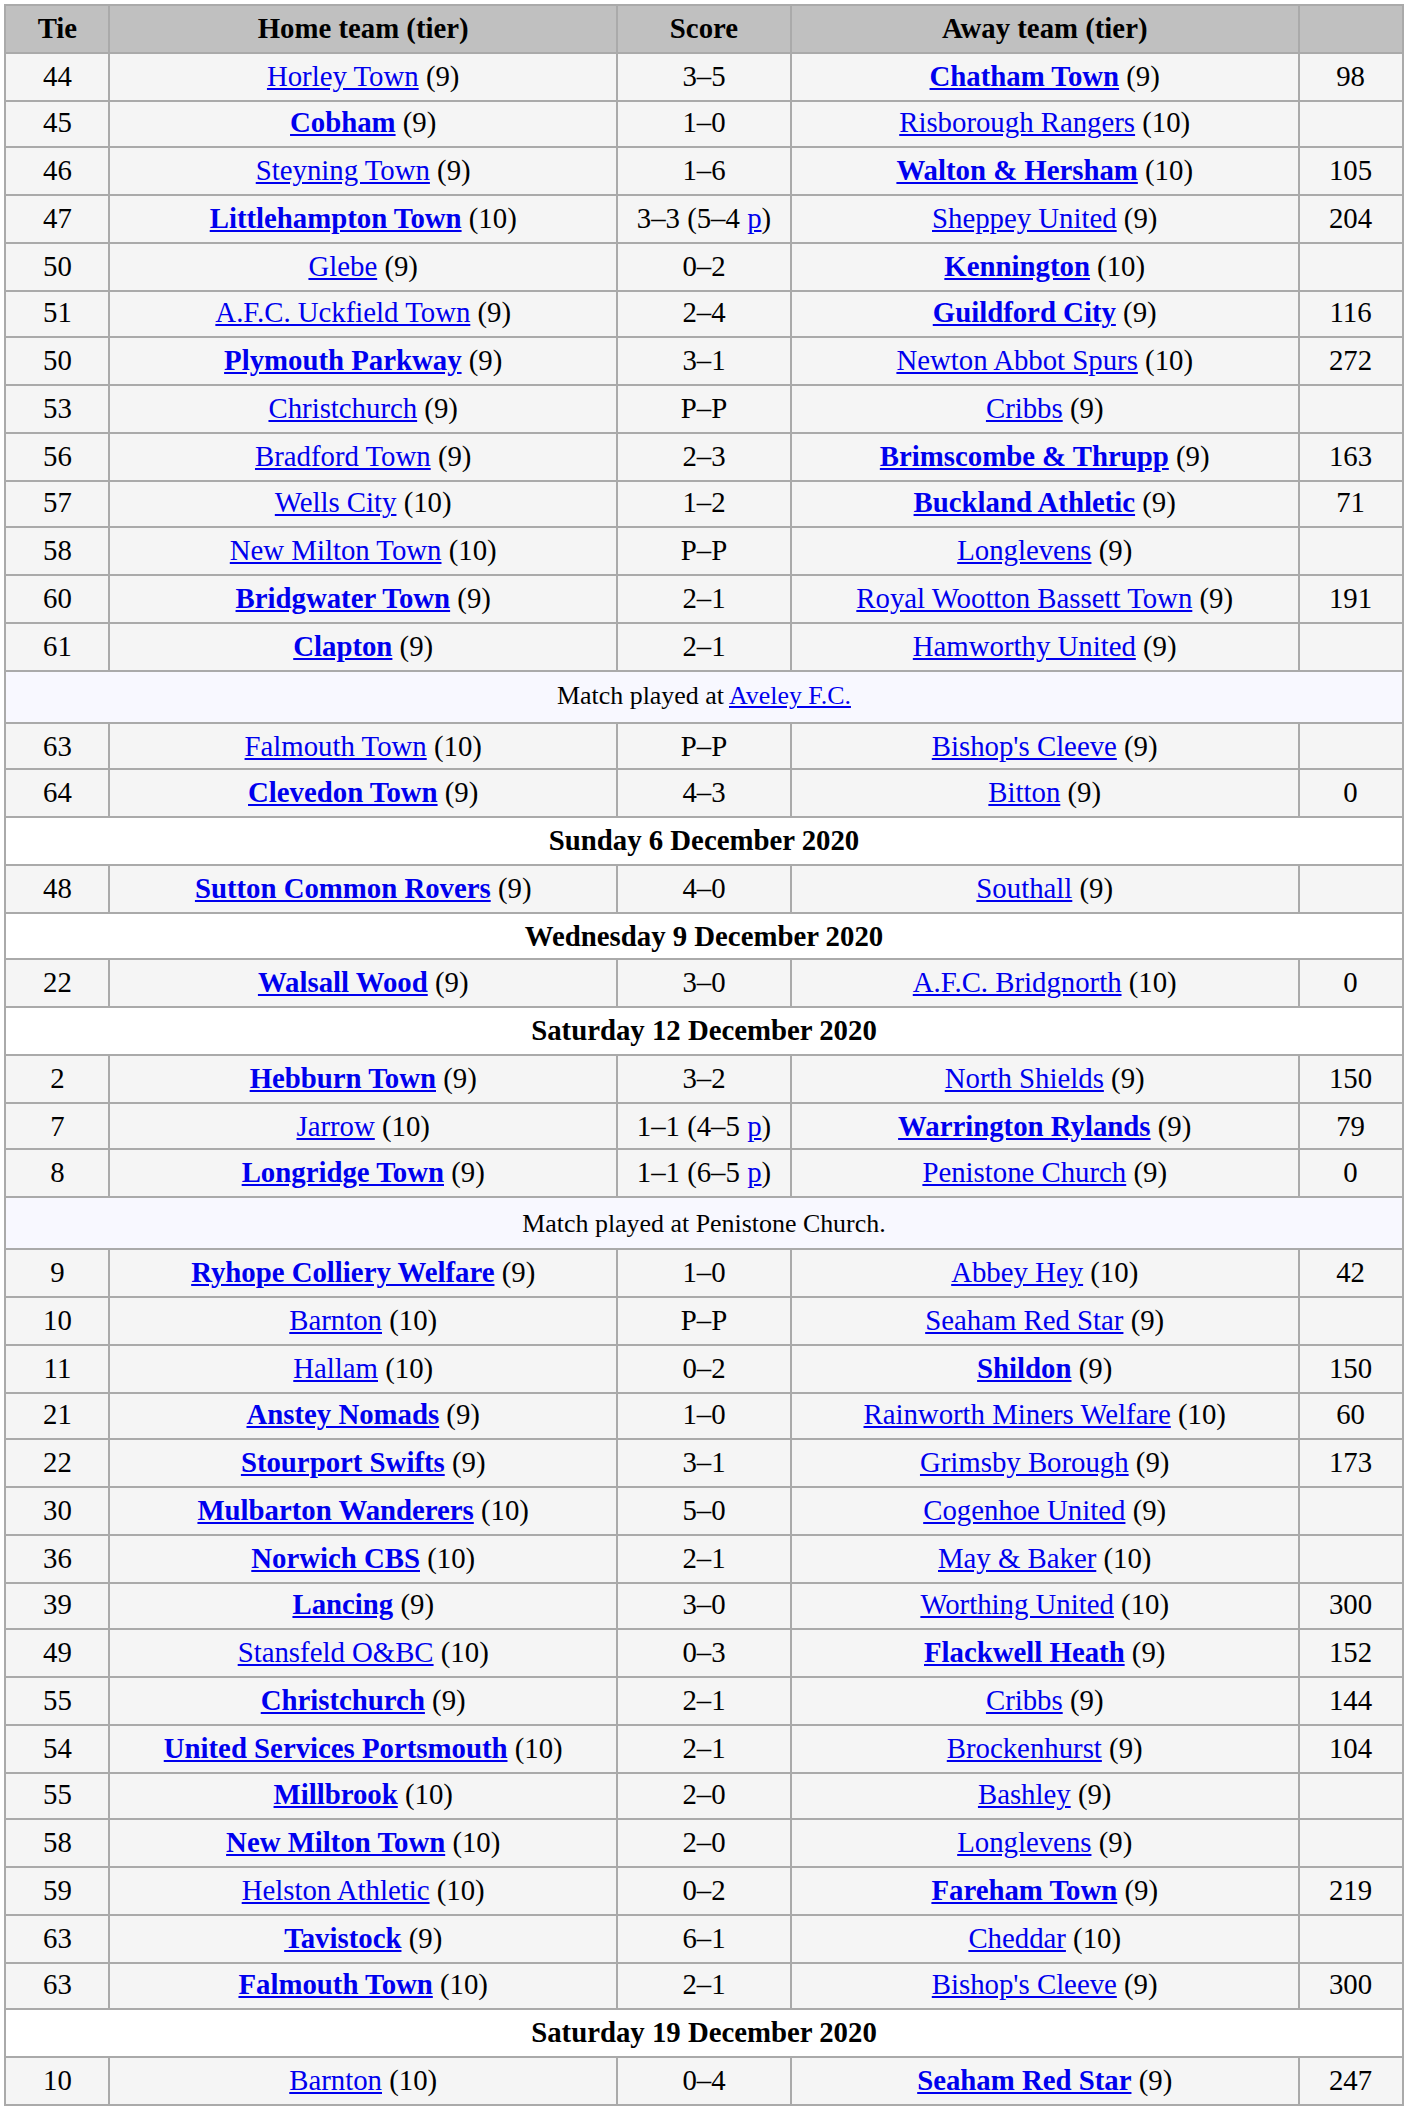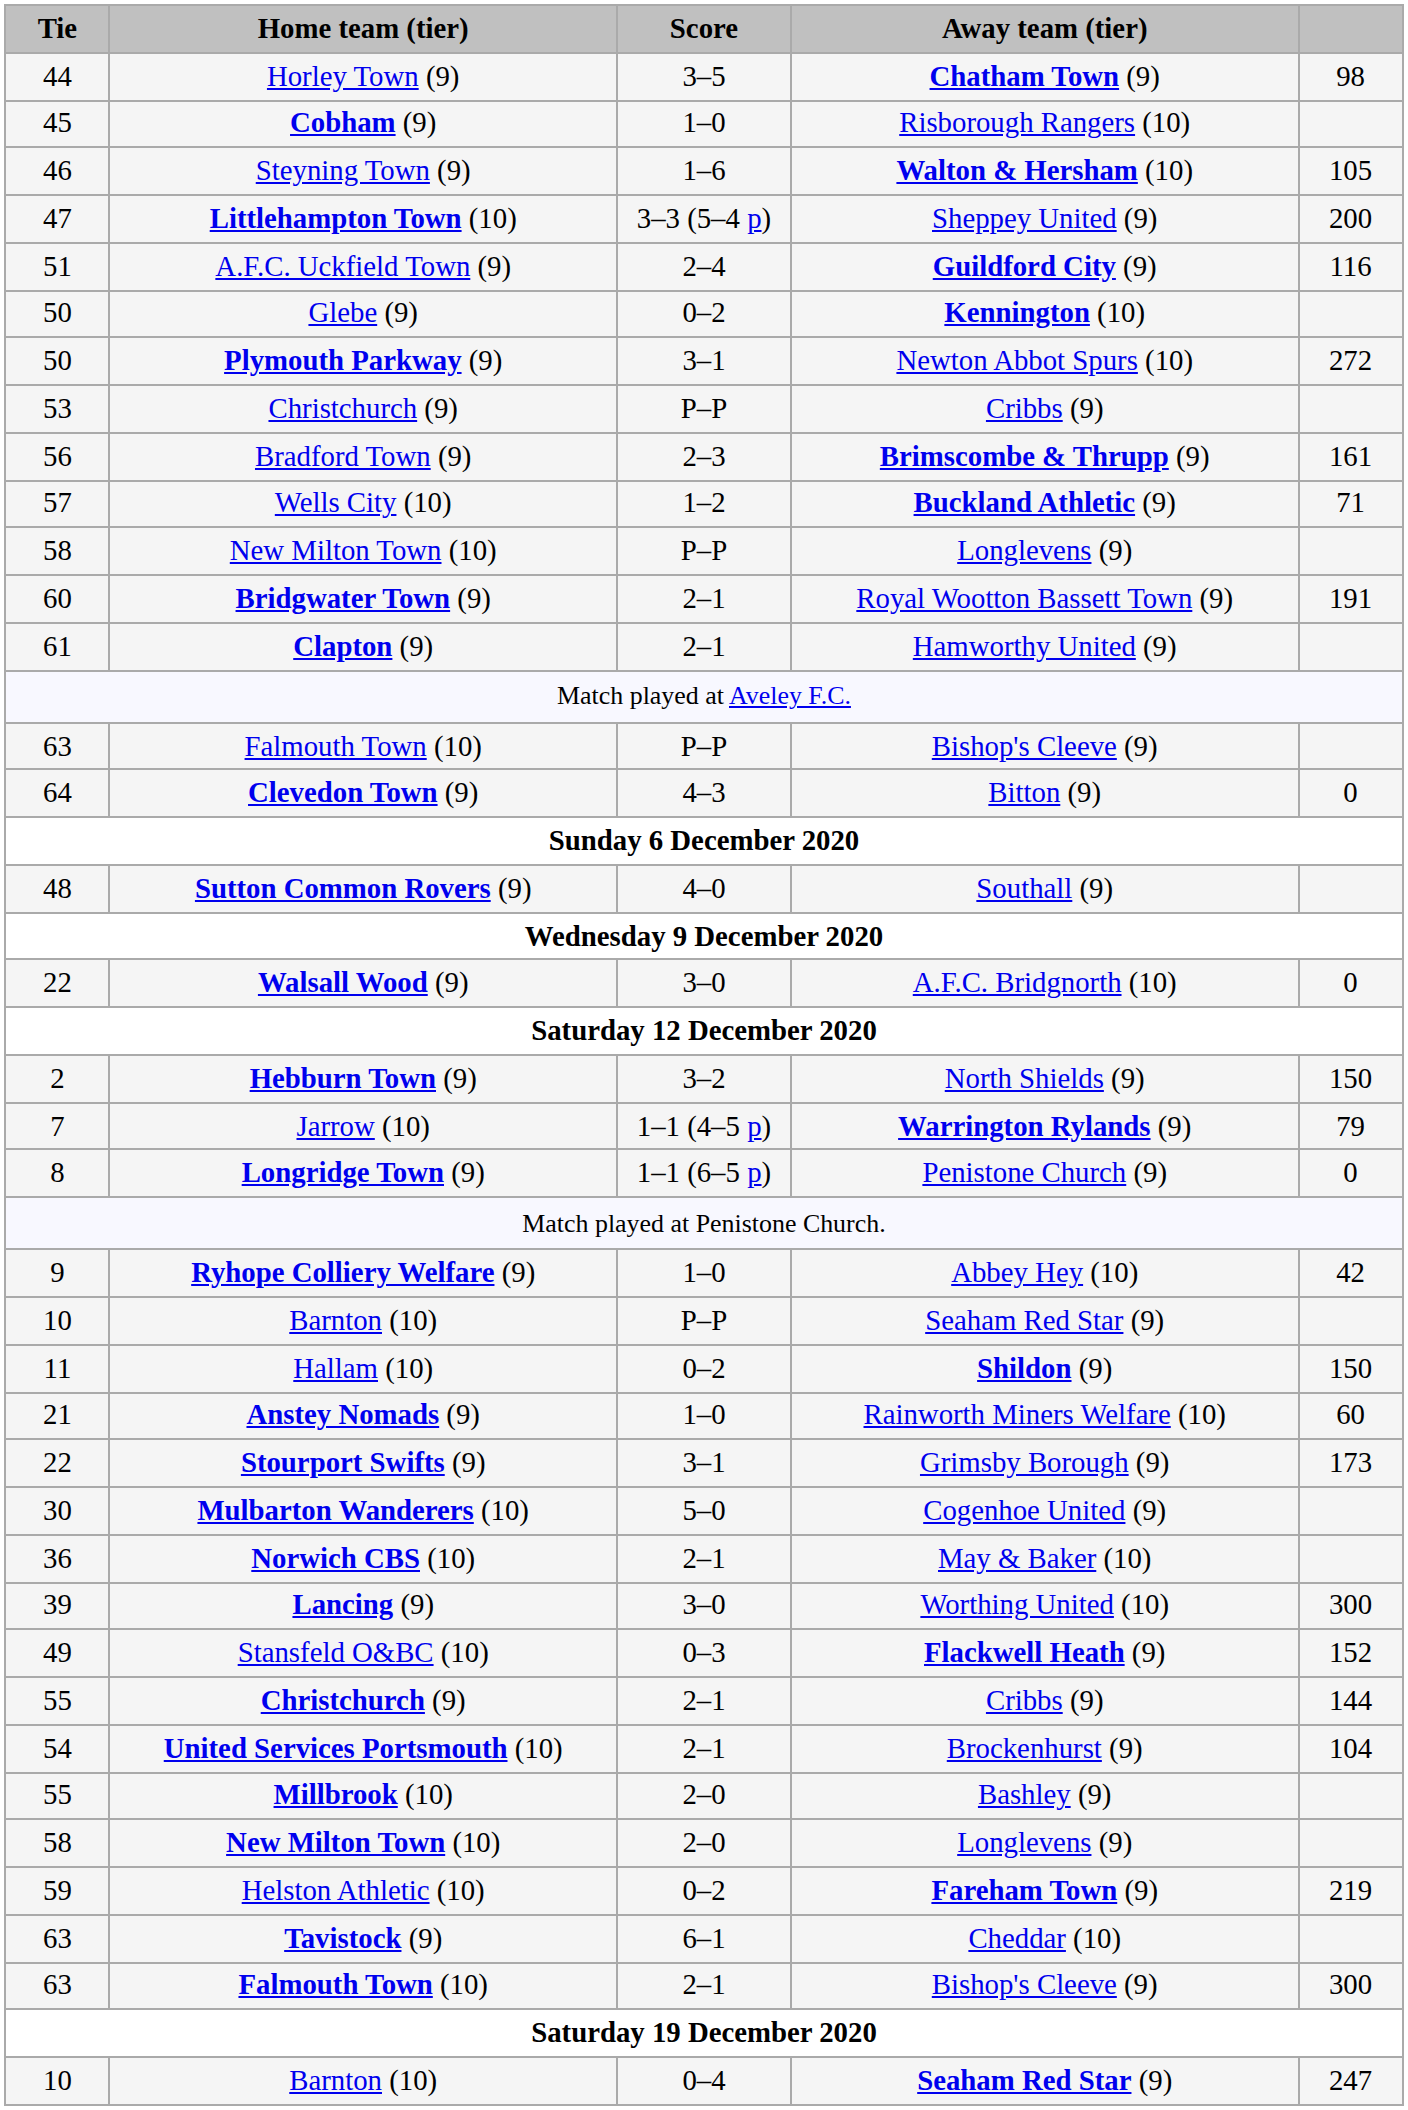(1351, 218) 204 -> (1351, 218) 200
rows swapped: (363, 266) <-> (363, 313)
(1351, 456) 163 -> (1351, 456) 161
